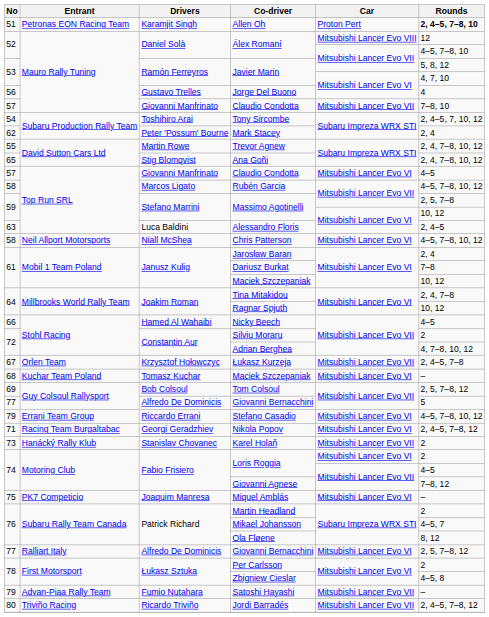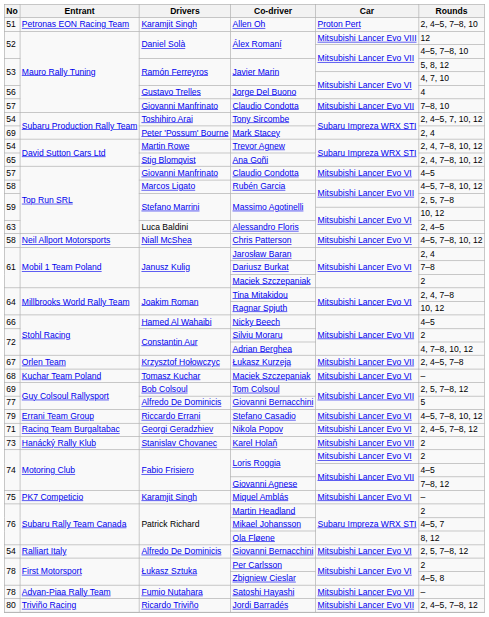(449, 24) bold -> (449, 24) normal
(11, 132) 62 -> (11, 132) 69
(11, 146) 55 -> (11, 146) 54
(432, 281) 10, 12 -> (423, 281) 2
(175, 497) Joaquim Manresa -> (169, 497) Karamjit Singh
(11, 551) 77 -> (11, 551) 54
(11, 591) 79 -> (11, 591) 78
